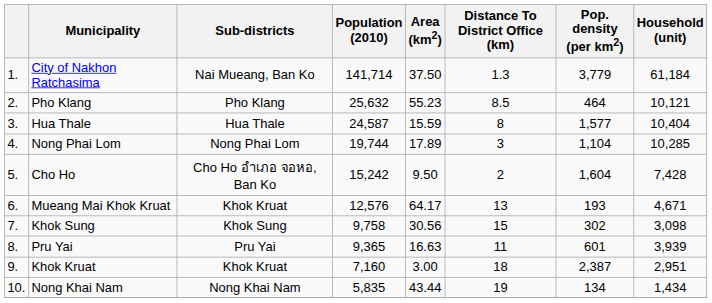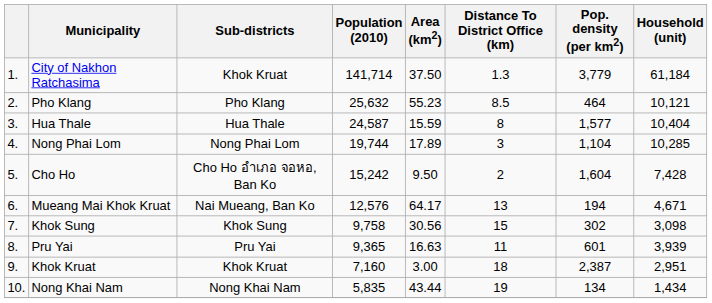(255, 75) Nai Mueang, Ban Ko -> (255, 75) Khok Kruat
(255, 205) Khok Kruat -> (255, 205) Nai Mueang, Ban Ko
(595, 205) 193 -> (595, 205) 194
